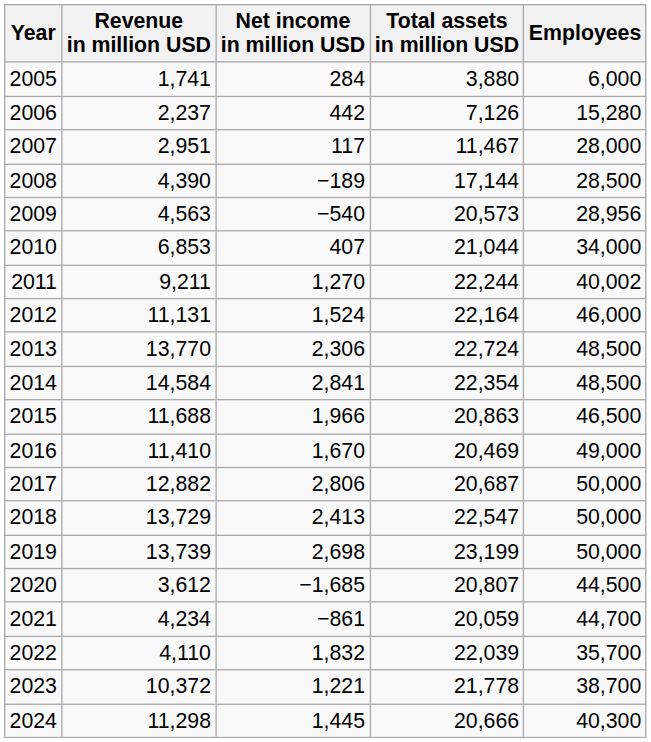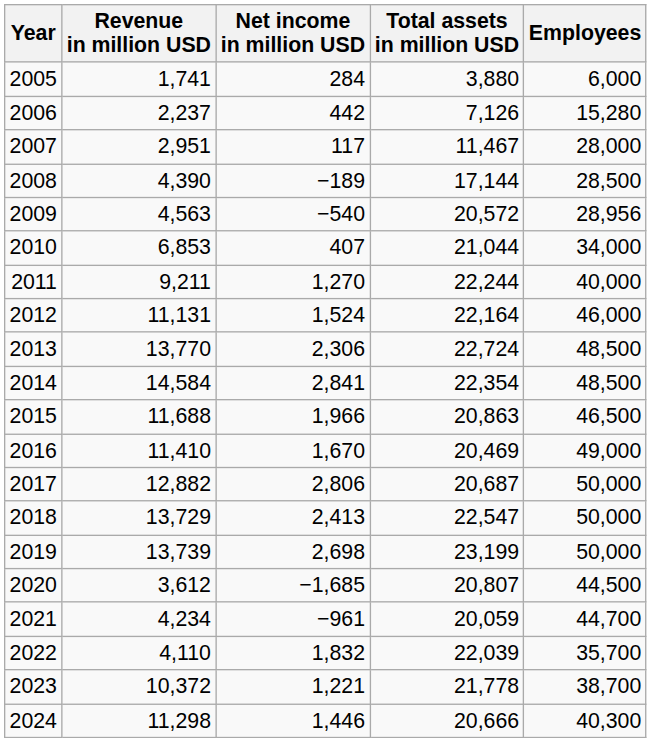(487, 214) 20,573 -> (487, 214) 20,572
(609, 281) 40,002 -> (609, 281) 40,000
(341, 619) −861 -> (341, 619) −961
(338, 720) 1,445 -> (338, 720) 1,446
